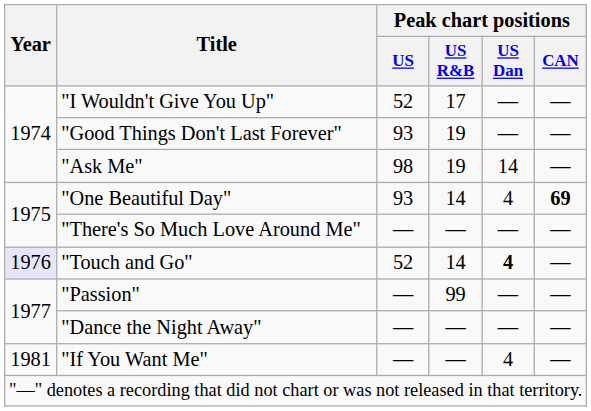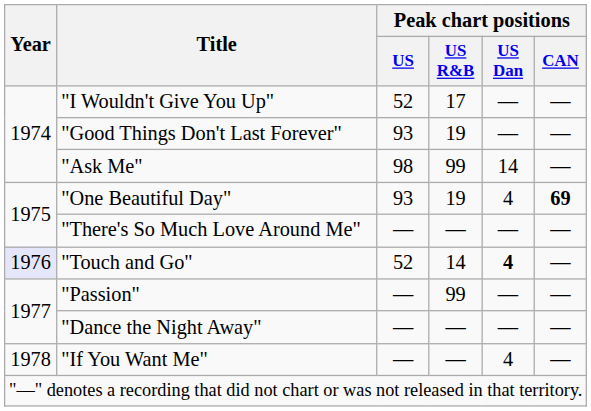(456, 165) 19 -> (456, 165) 99
(456, 198) 14 -> (456, 198) 19
(31, 359) 1981 -> (31, 359) 1978
